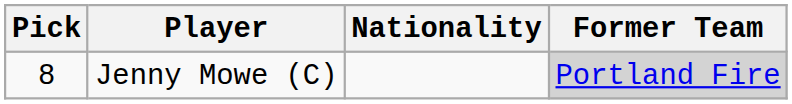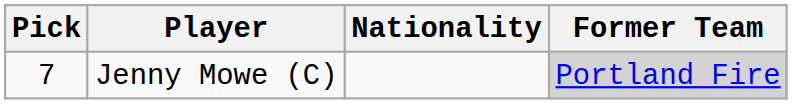(47, 76) 8 -> (47, 76) 7
